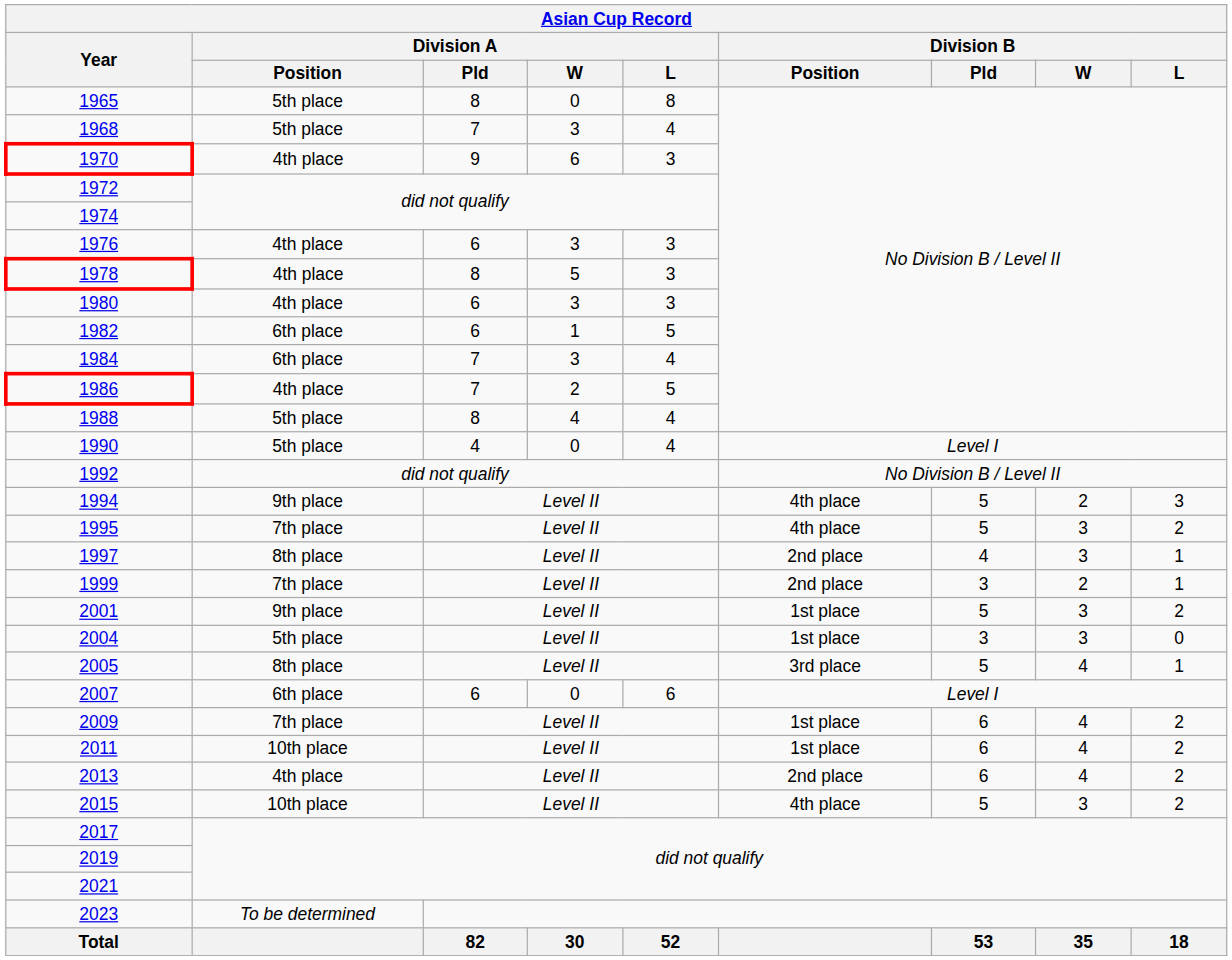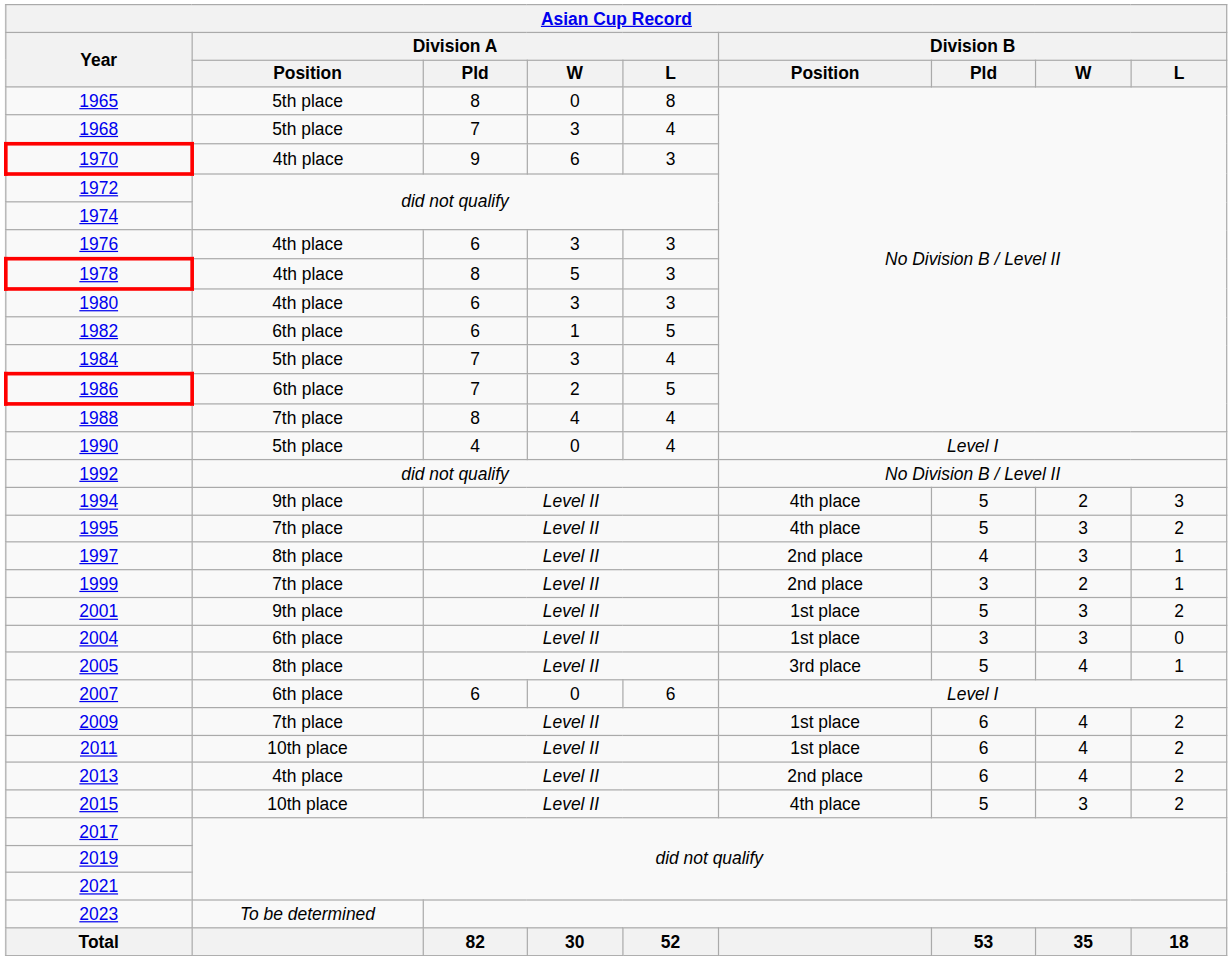(308, 359) 6th place -> (308, 359) 5th place
(308, 389) 4th place -> (308, 389) 6th place
(308, 418) 5th place -> (308, 418) 7th place
(308, 639) 5th place -> (308, 639) 6th place
